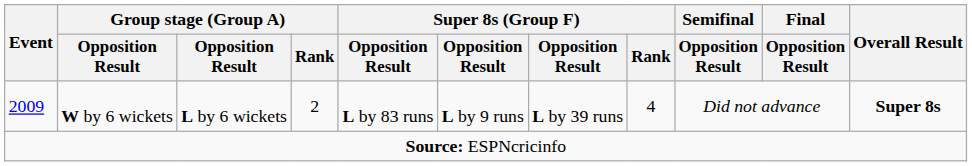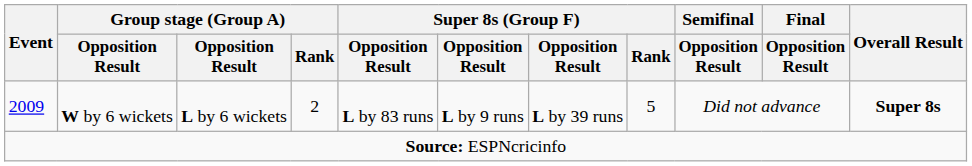(651, 106) 4 -> (651, 106) 5
